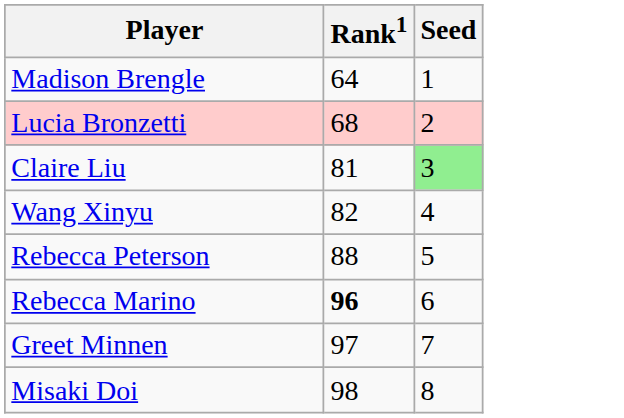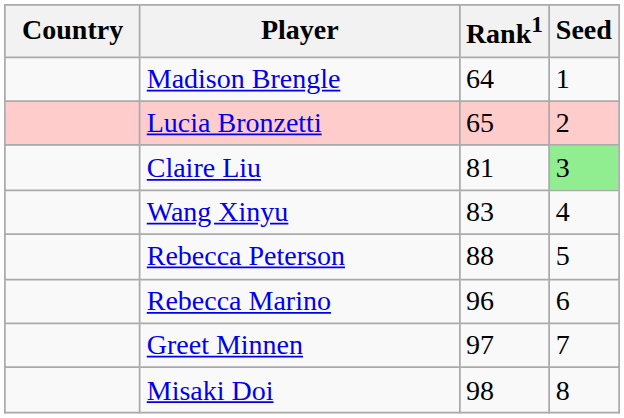+ column: (73, 30)
(344, 123) 68 -> (480, 123) 65
(344, 211) 82 -> (480, 211) 83
(344, 300) bold -> (480, 300) normal
